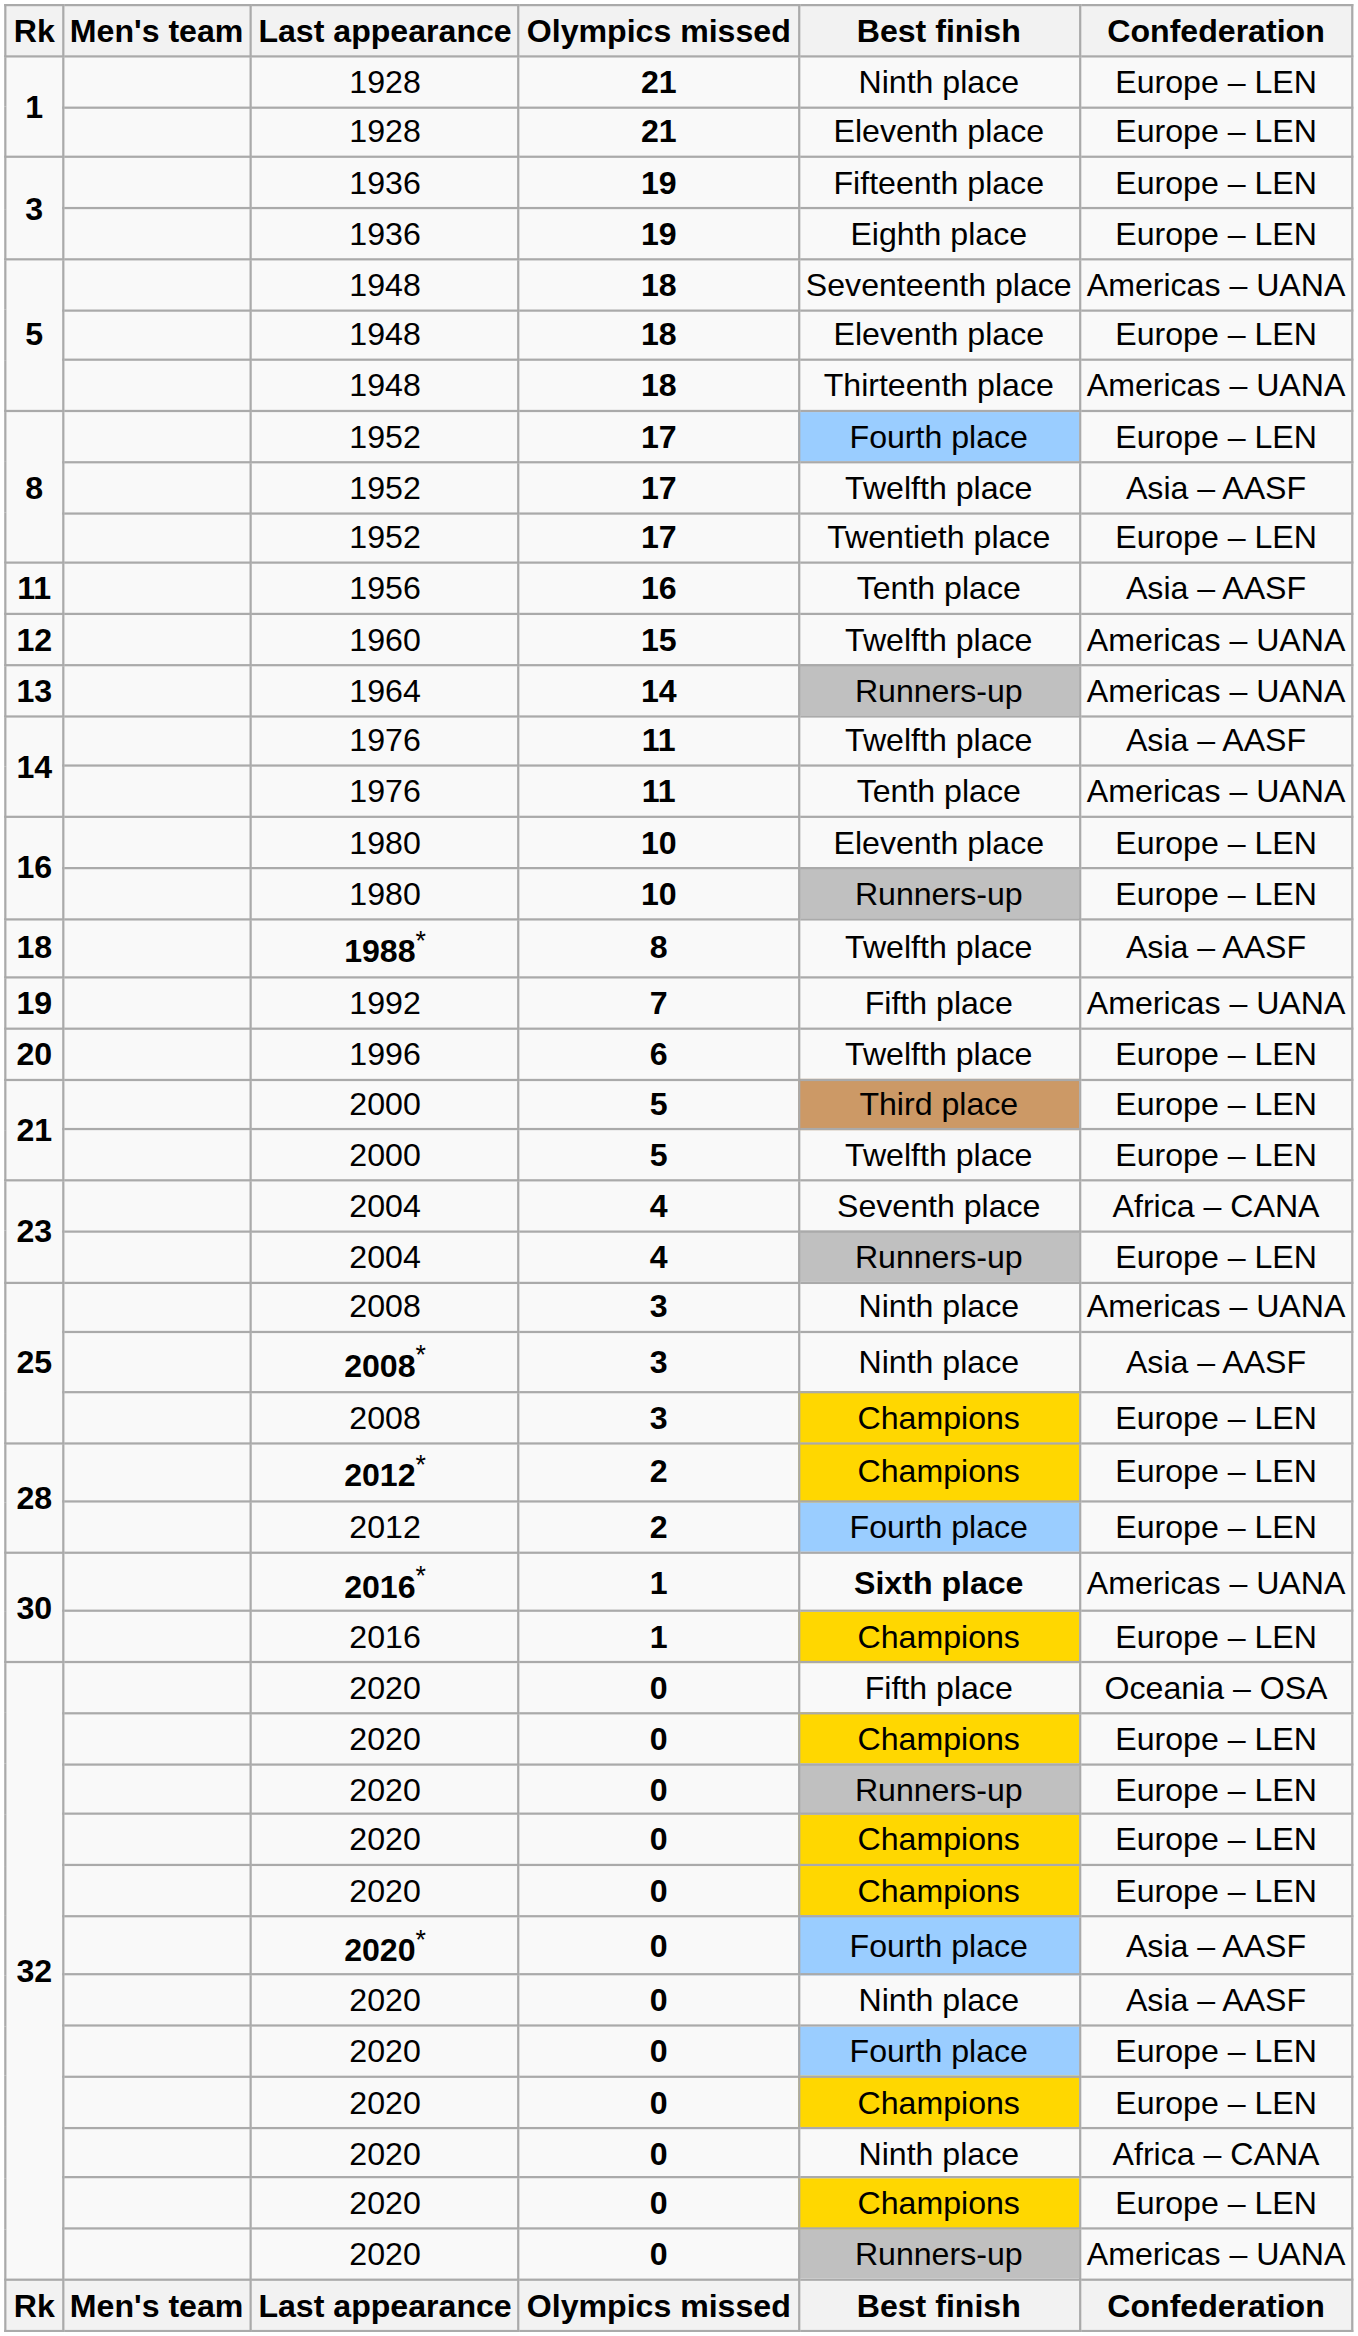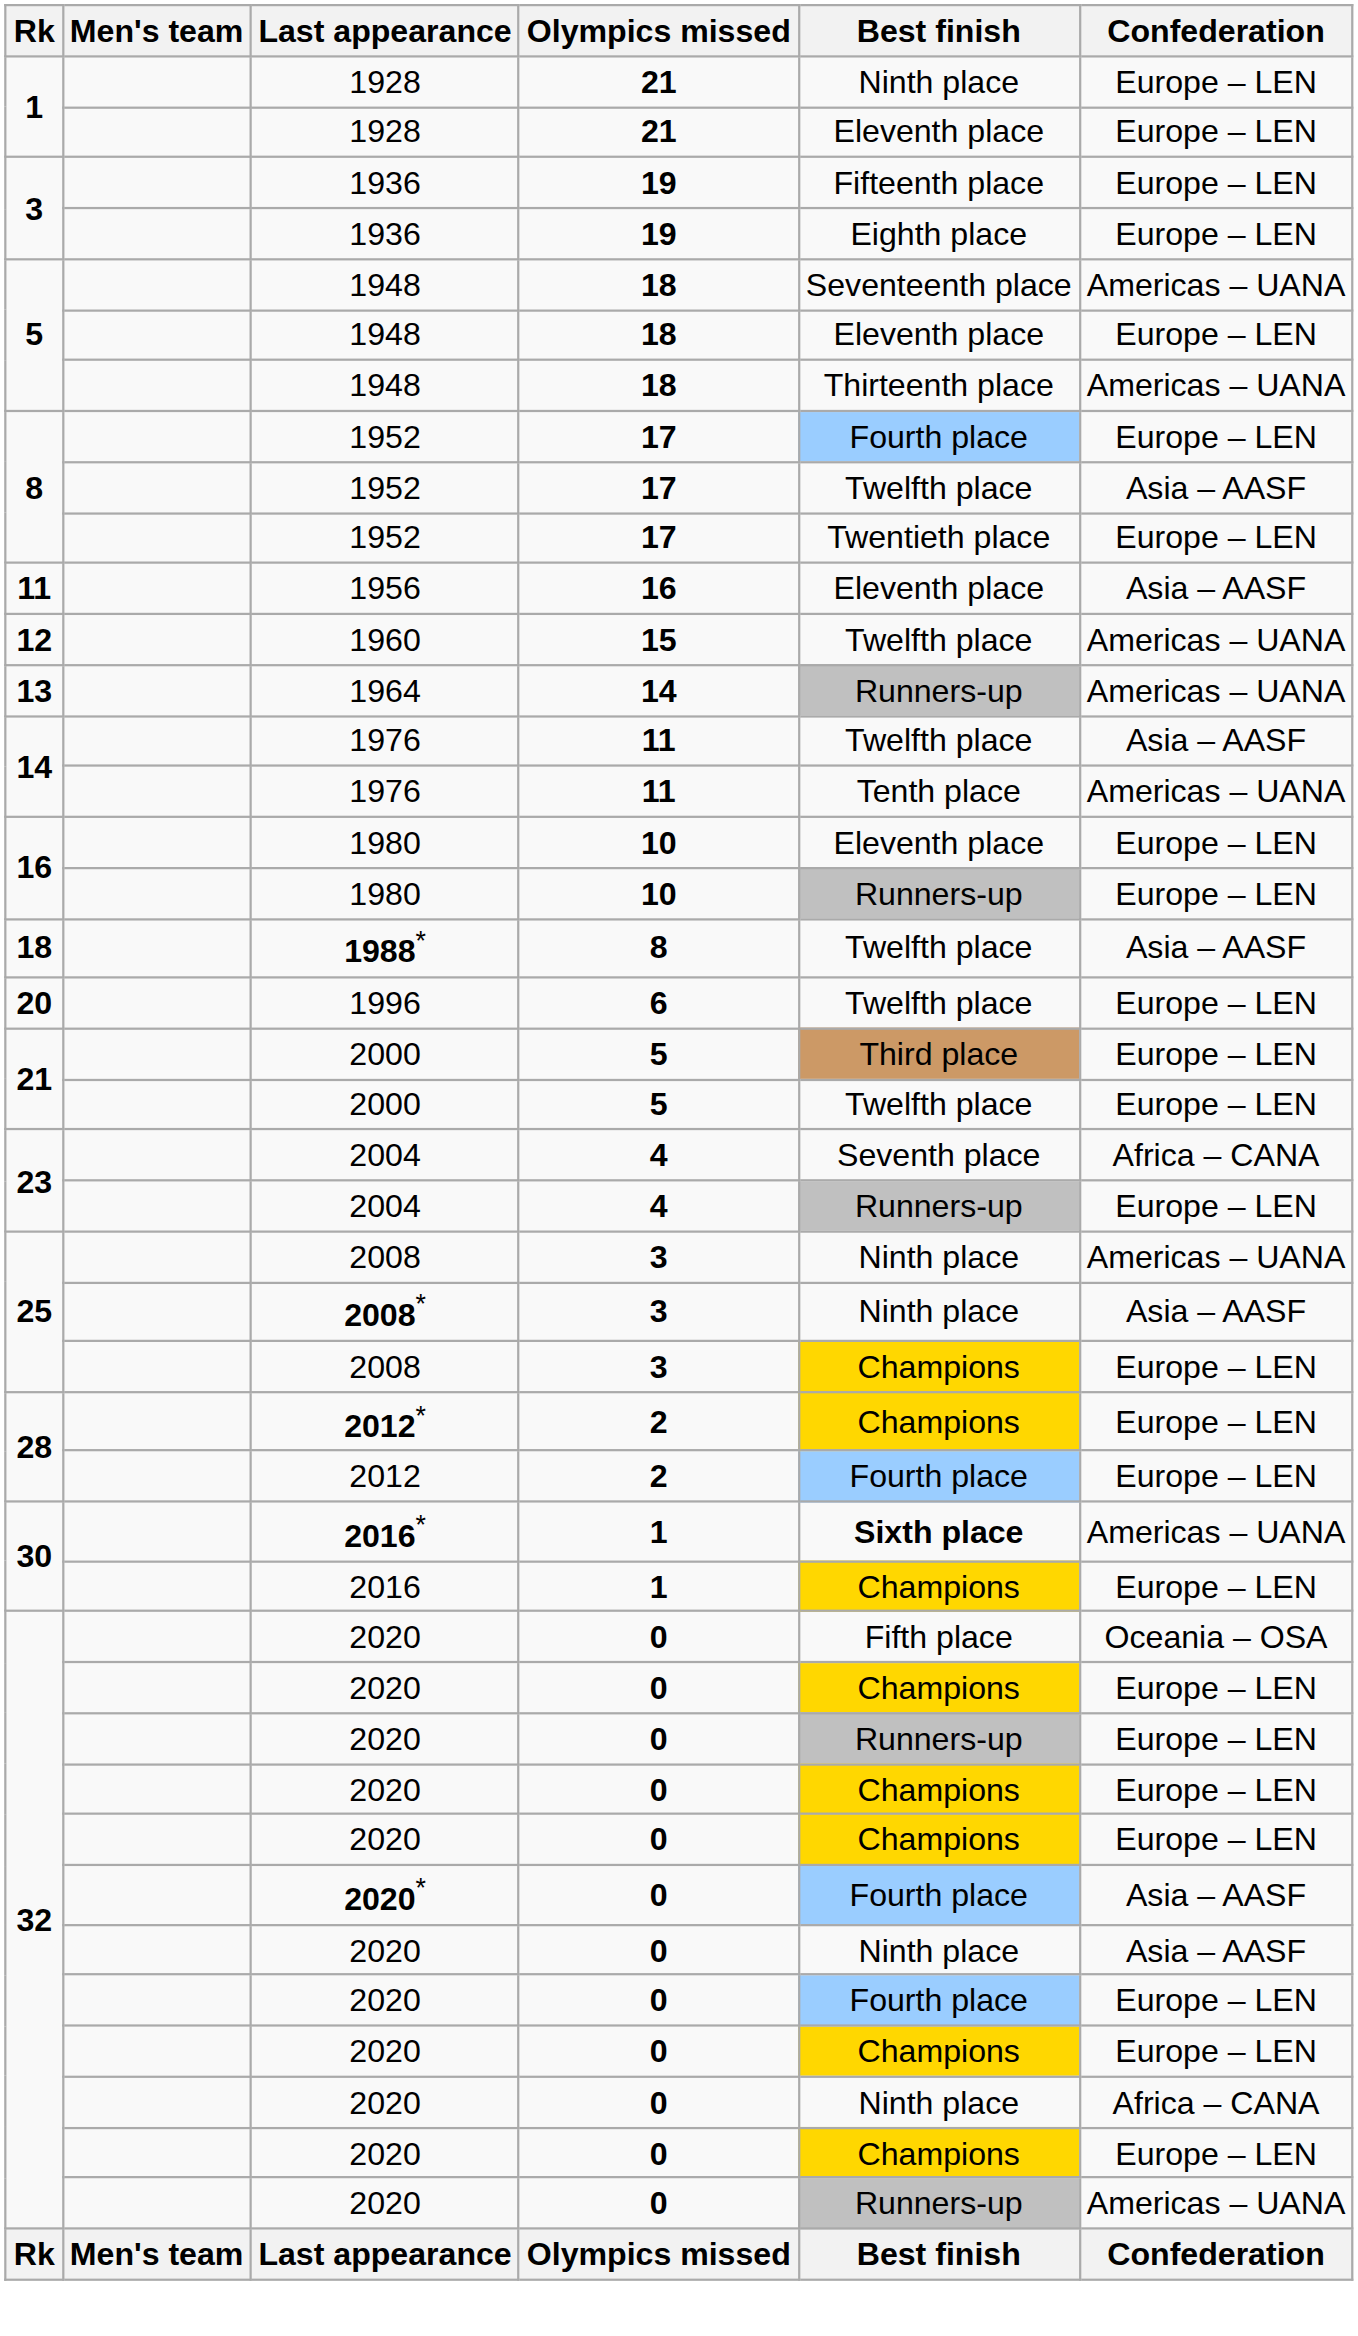(939, 589) Tenth place -> (939, 589) Eleventh place
- row: (34, 1003)
